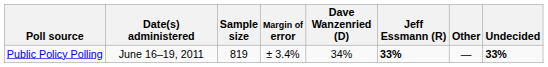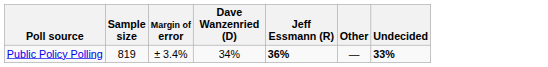- column: (161, 31)
(391, 54) 33% -> (279, 54) 36%
